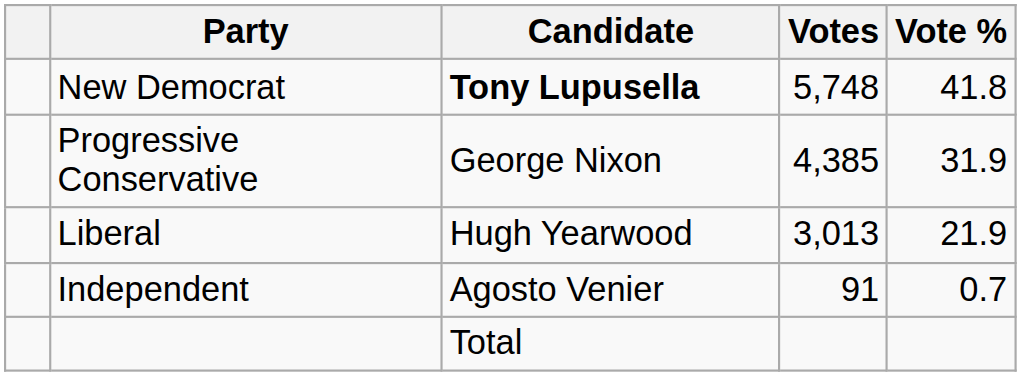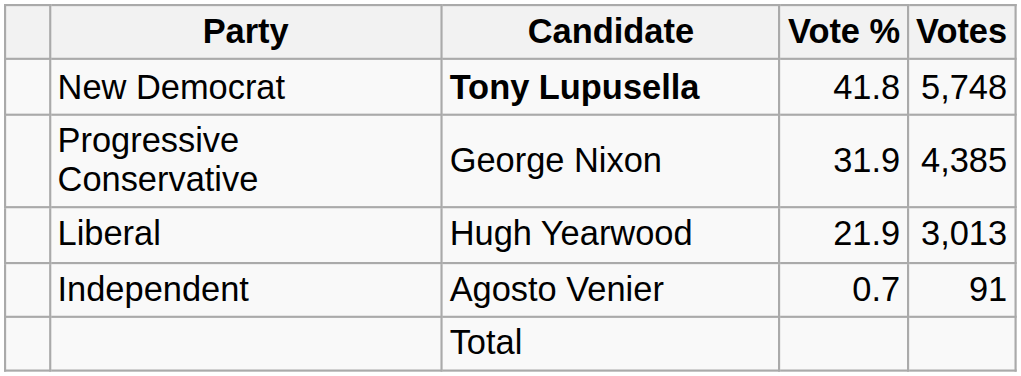columns swapped: (834, 31) <-> (951, 31)
